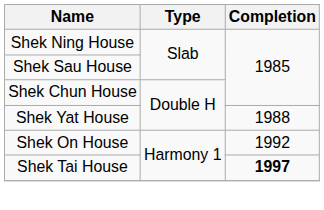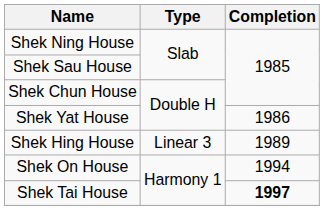(272, 117) 1988 -> (272, 117) 1986
+ row: (72, 142)
(272, 142) 1992 -> (272, 167) 1994
